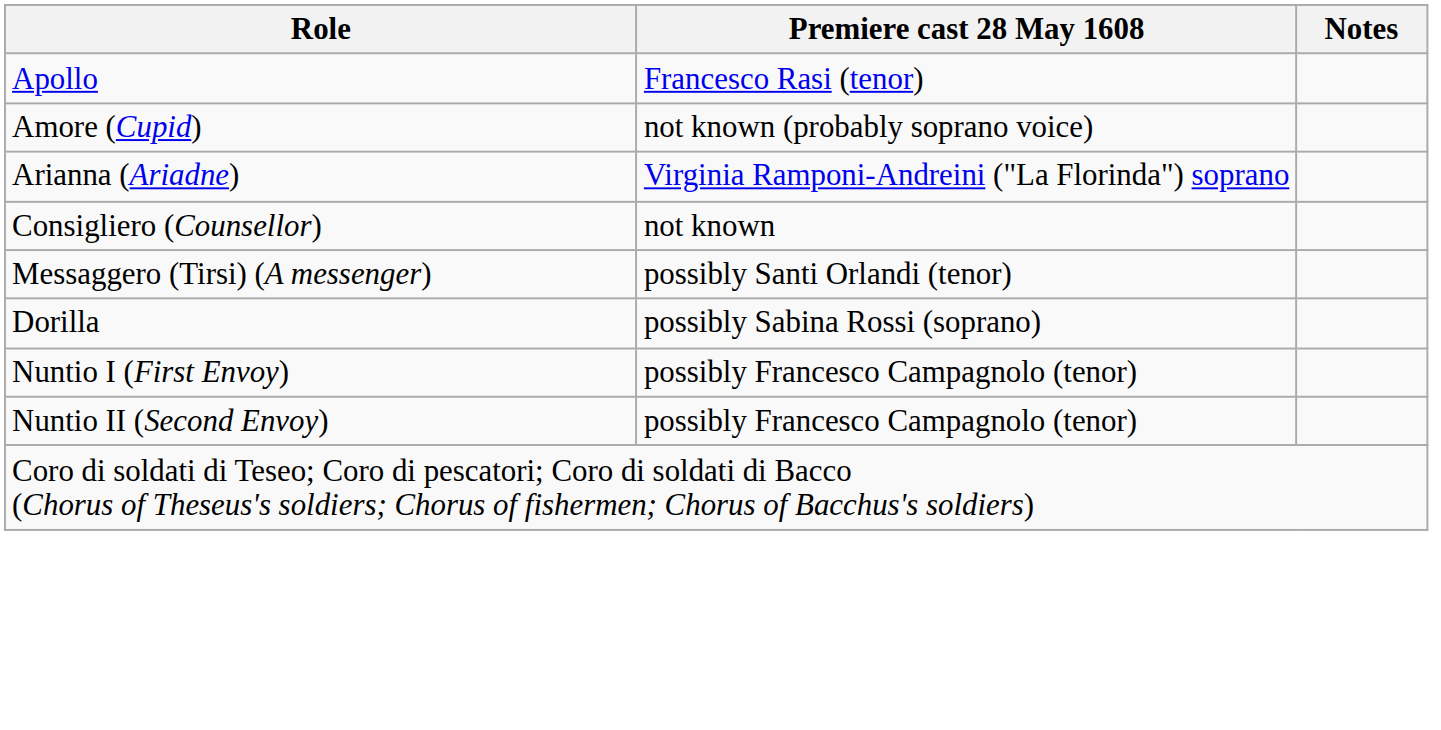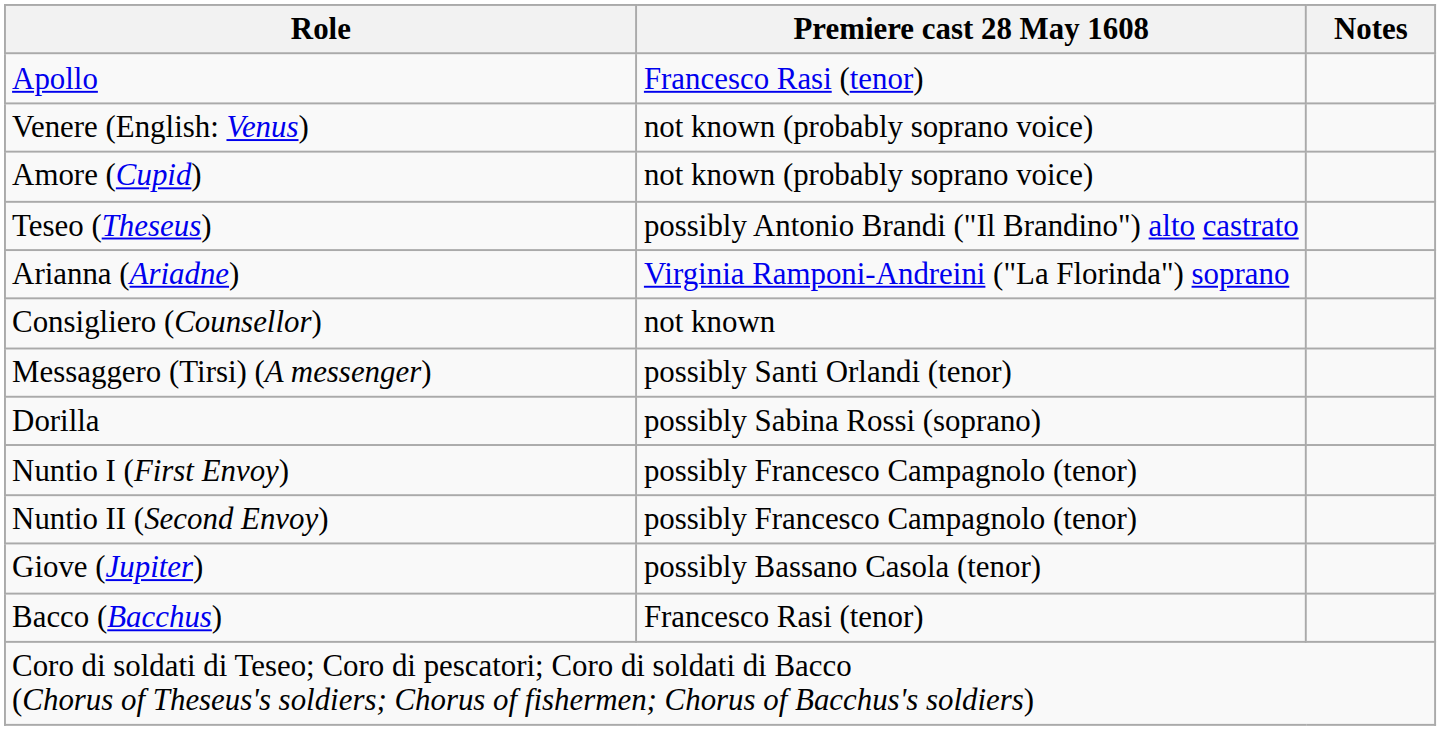+ row: (160, 126)
+ row: (112, 224)
+ row: (108, 567)
+ row: (117, 616)
